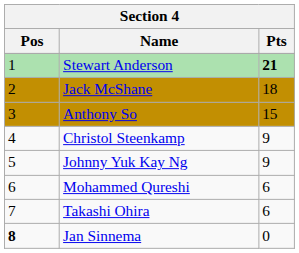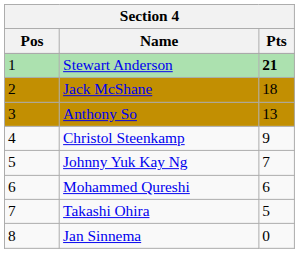(270, 114) 15 -> (270, 114) 13
(266, 162) 9 -> (266, 162) 7
(266, 211) 6 -> (266, 211) 5
(12, 235) bold -> (12, 235) normal
